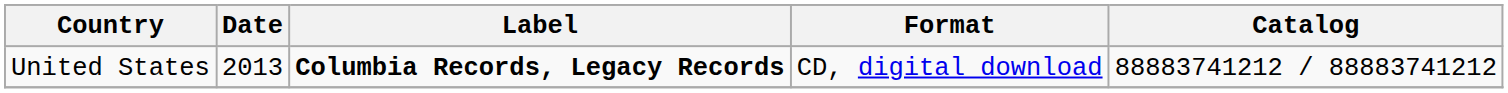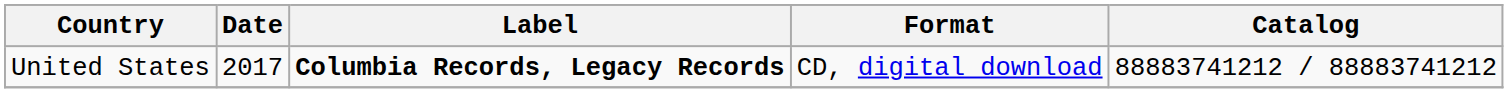(253, 67) 2013 -> (253, 67) 2017
